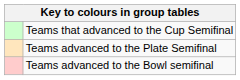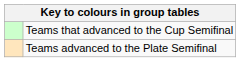- row: (120, 65)
